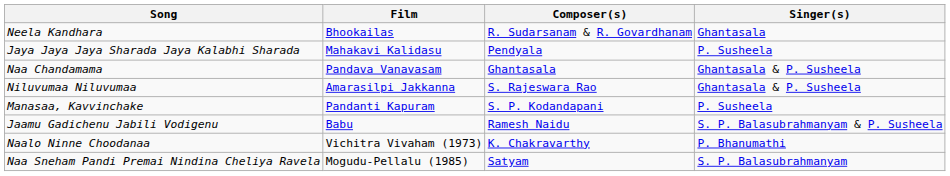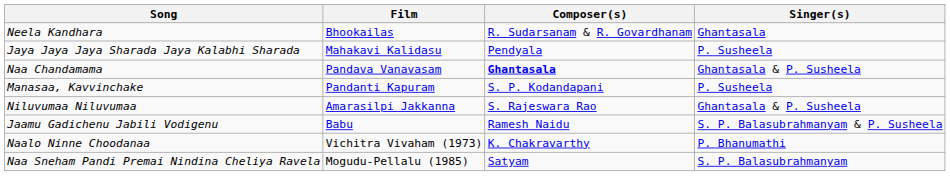(522, 69) normal -> (522, 69) bold
rows swapped: (72, 87) <-> (75, 106)
